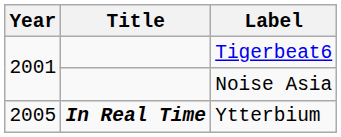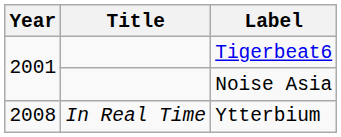(33, 116) 2005 -> (33, 116) 2008
(136, 116) bold -> (136, 116) normal
